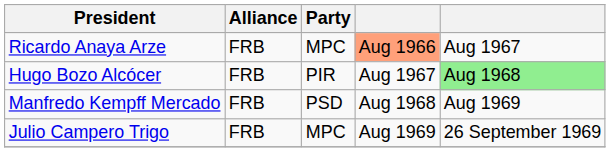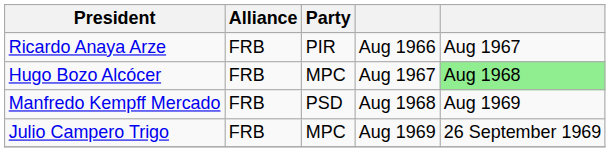(326, 47) MPC -> (321, 47) PIR
(397, 47) lightsalmon background -> (397, 47) no background
(321, 75) PIR -> (326, 75) MPC
